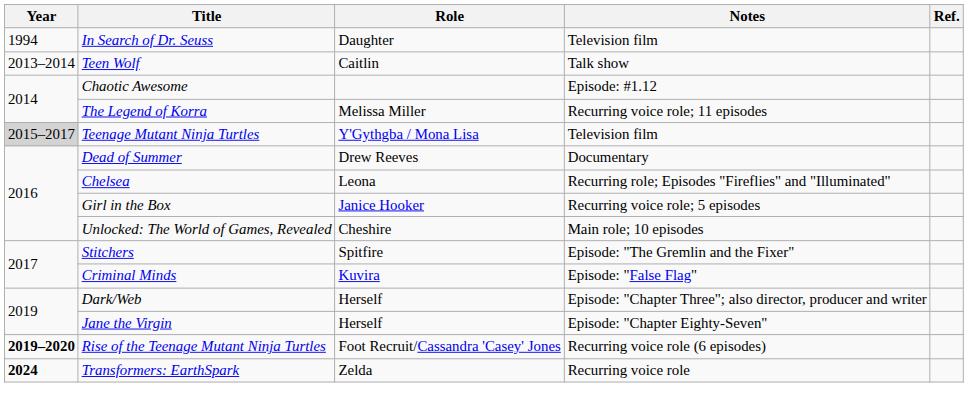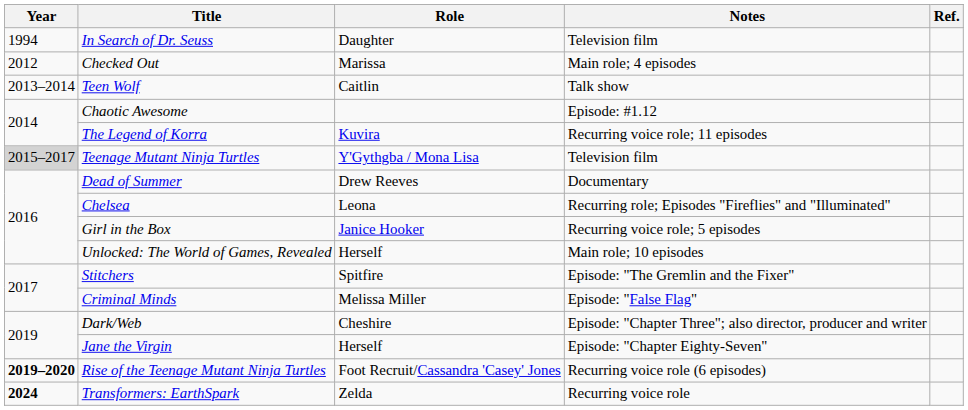+ row: (120, 63)
(382, 110) Melissa Miller -> (359, 134) Kuvira
(365, 228) Cheshire -> (360, 252) Herself
(359, 275) Kuvira -> (382, 299) Melissa Miller
(360, 299) Herself -> (365, 323) Cheshire
